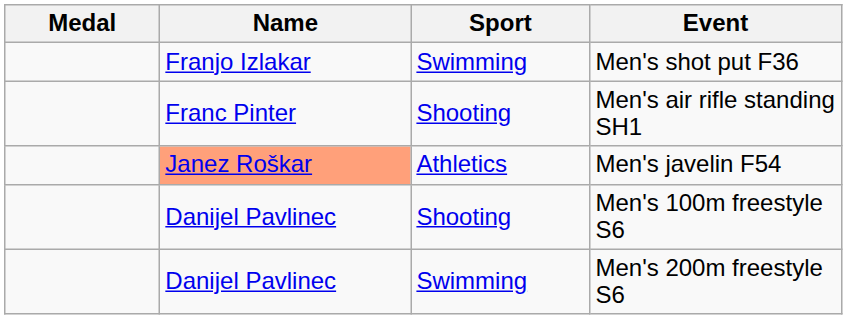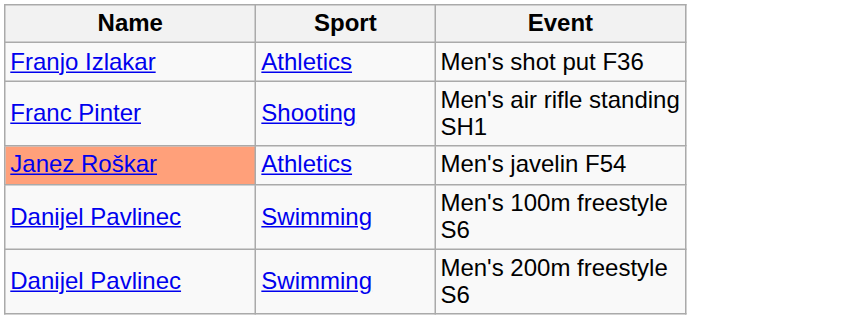- column: (82, 23)
(472, 61) Swimming -> (307, 61) Athletics
(464, 216) Shooting -> (317, 216) Swimming
